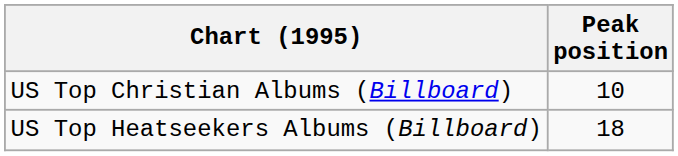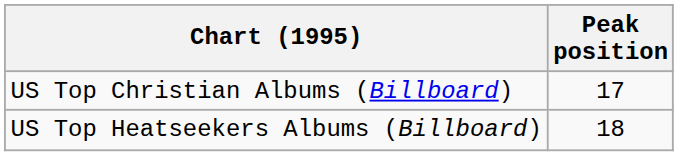(611, 91) 10 -> (611, 91) 17
